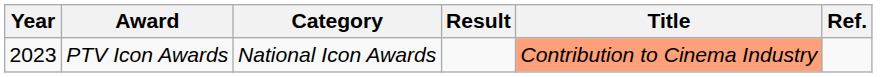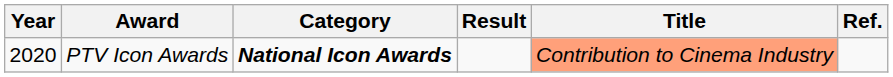(33, 54) 2023 -> (33, 54) 2020
(337, 54) normal -> (345, 54) bold
